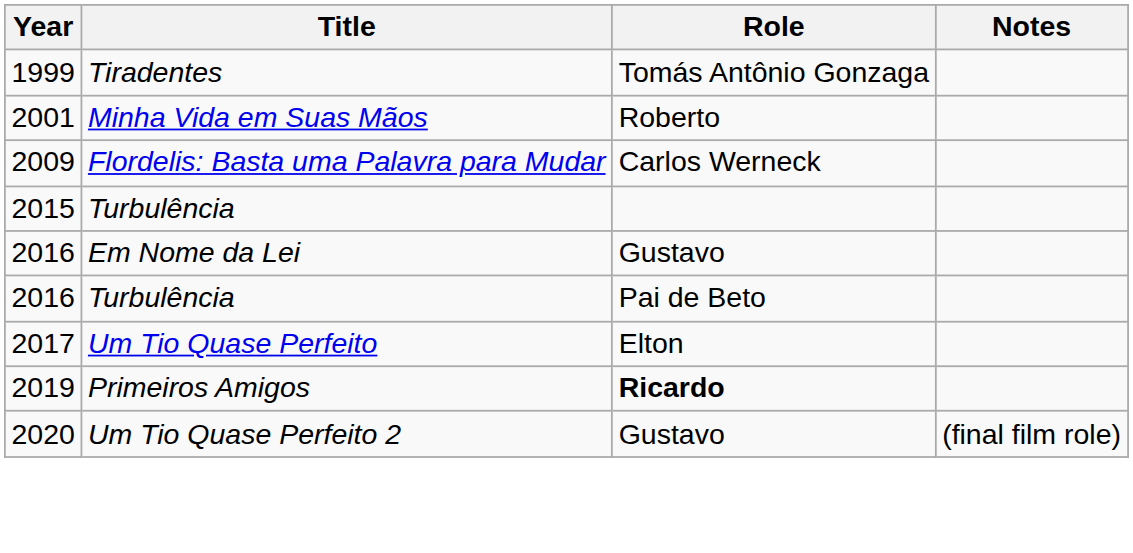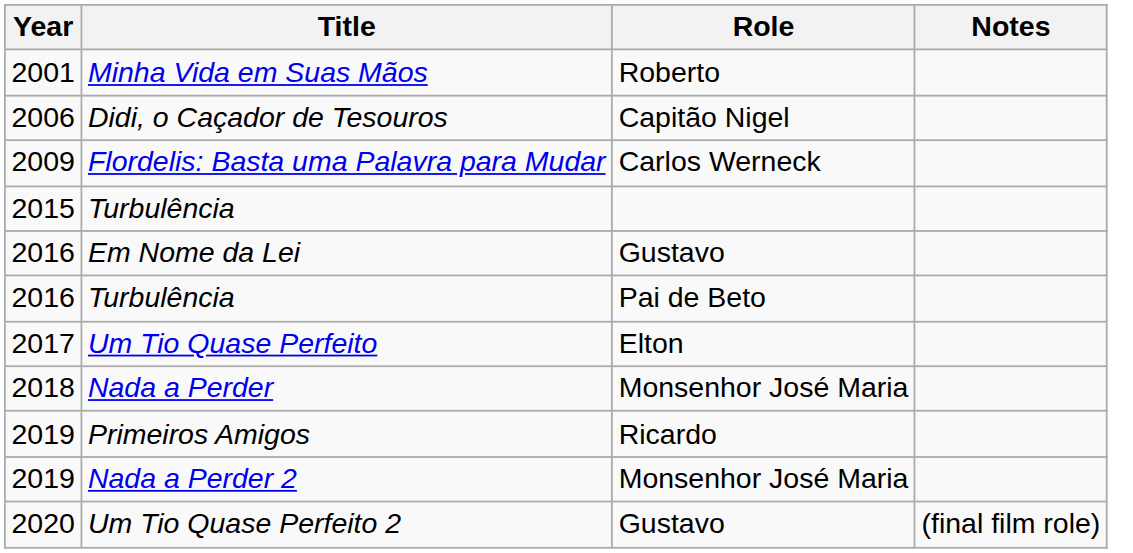- row: (43, 72)
+ row: (43, 117)
+ row: (43, 388)
(672, 388) bold -> (668, 433) normal
+ row: (43, 478)
